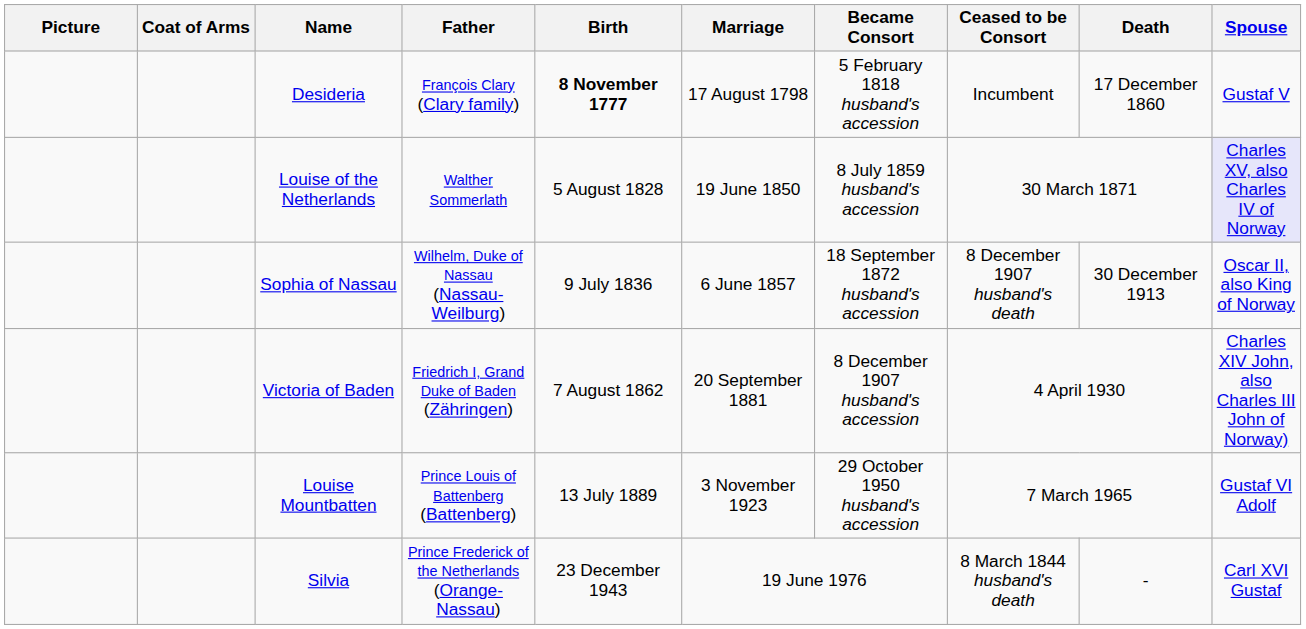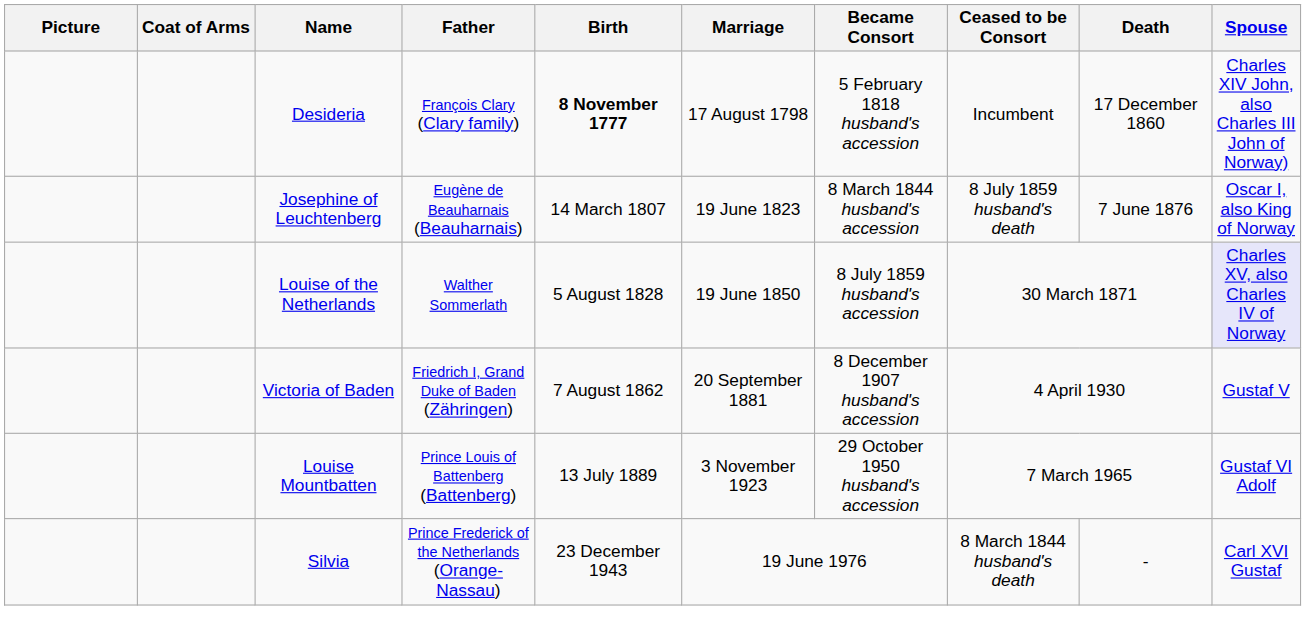(1256, 94) Gustaf V -> (1256, 113) Charles XIV John, also Charles III John of Norway)
+ row: (328, 209)
- row: (328, 285)
(1256, 390) Charles XIV John, also Charles III John of Norway) -> (1256, 390) Gustaf V
